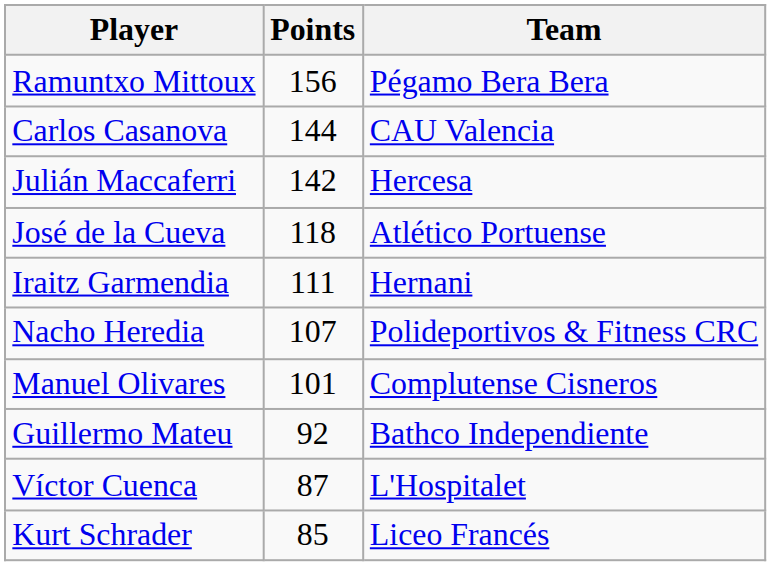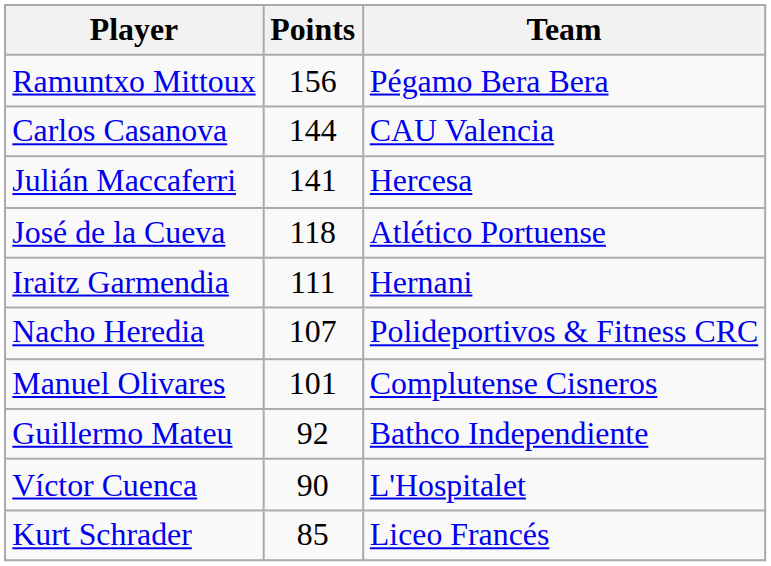(313, 181) 142 -> (313, 181) 141
(313, 484) 87 -> (313, 484) 90
